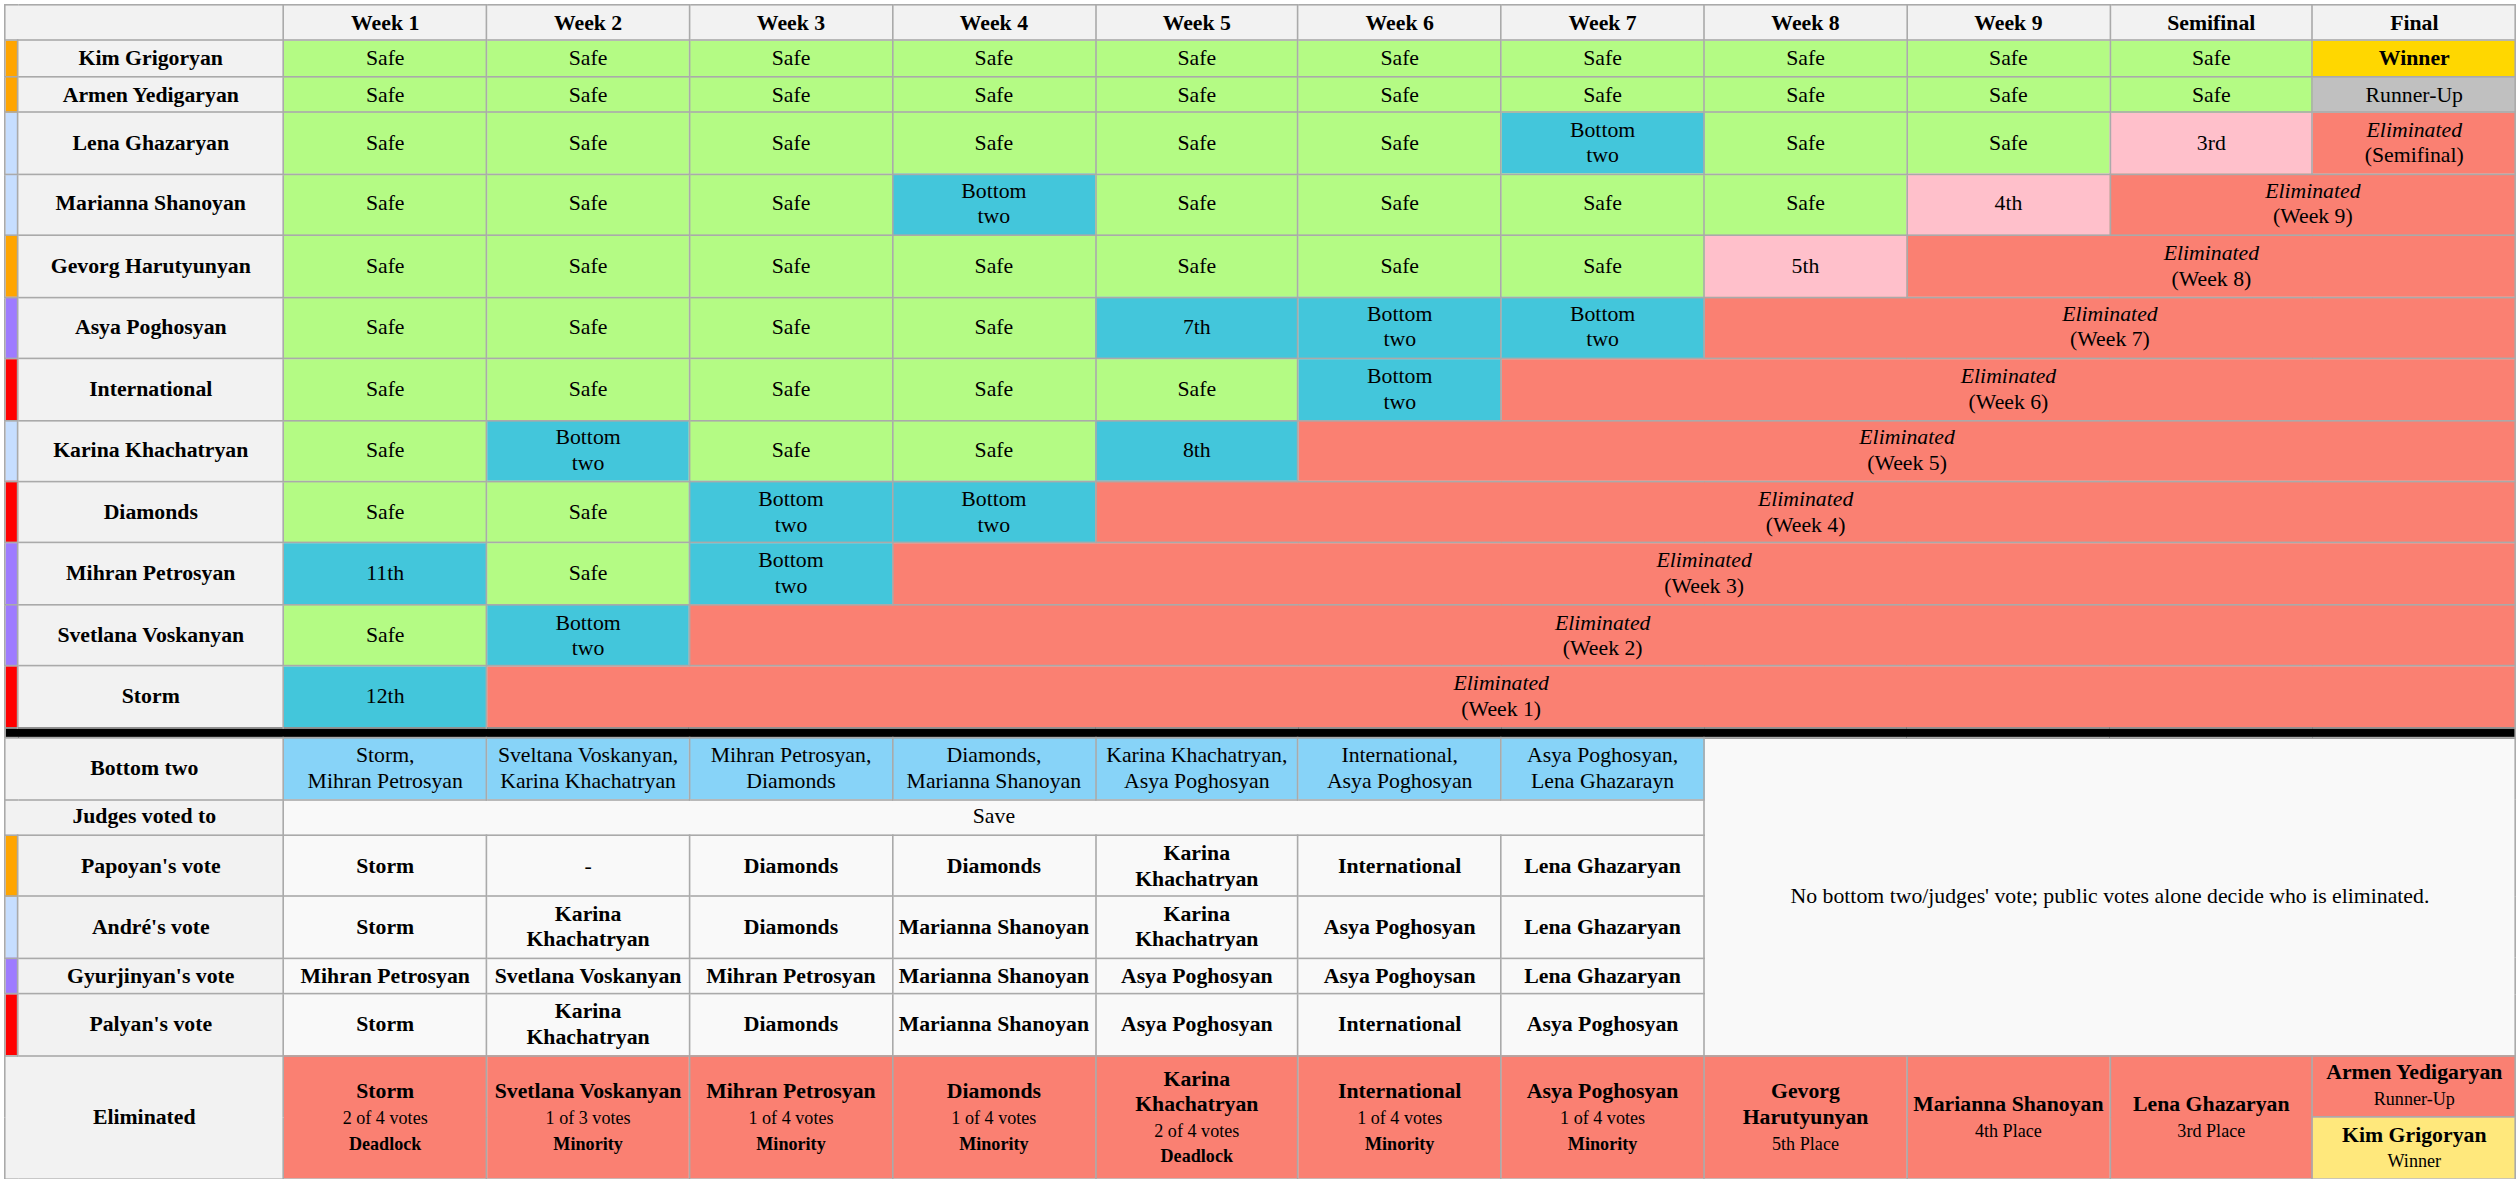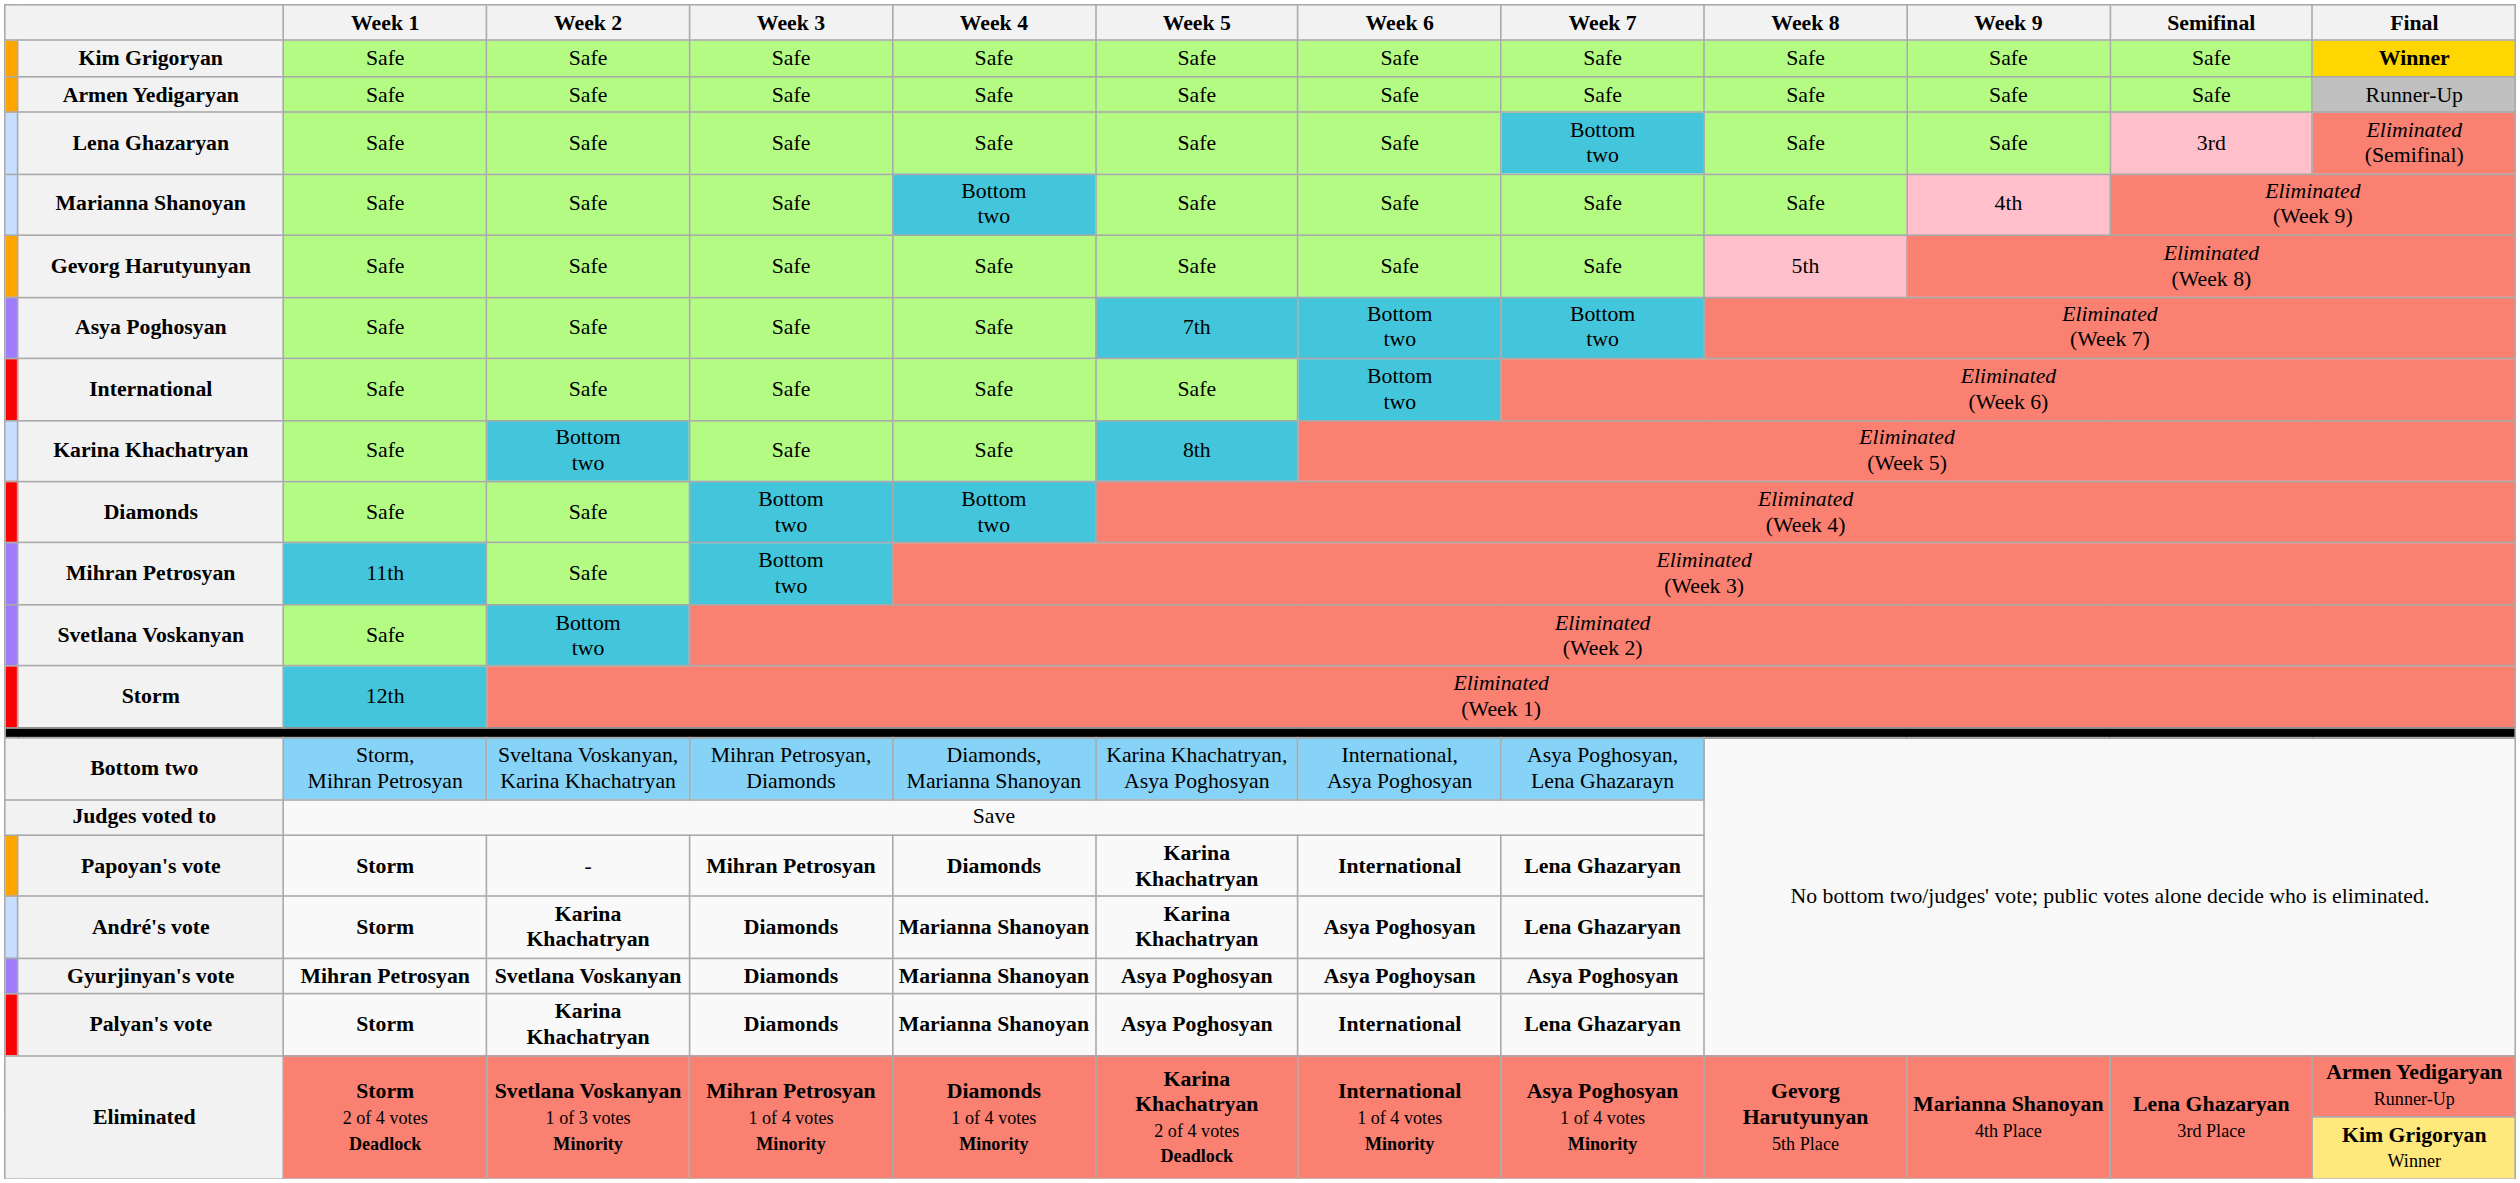(791, 865) Diamonds -> (791, 865) Mihran Petrosyan
(791, 975) Mihran Petrosyan -> (791, 975) Diamonds
(1603, 975) Lena Ghazaryan -> (1603, 975) Asya Poghosyan
(1603, 1024) Asya Poghosyan -> (1603, 1024) Lena Ghazaryan
